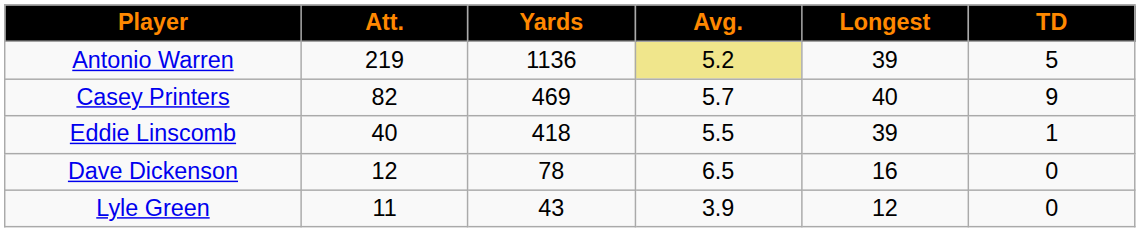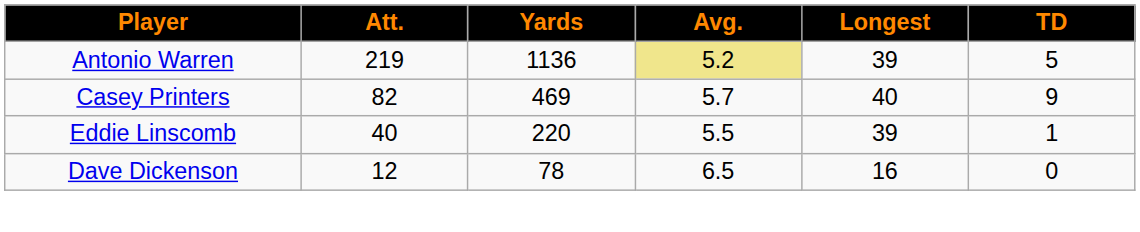(551, 134) 418 -> (551, 134) 220
- row: (153, 208)
